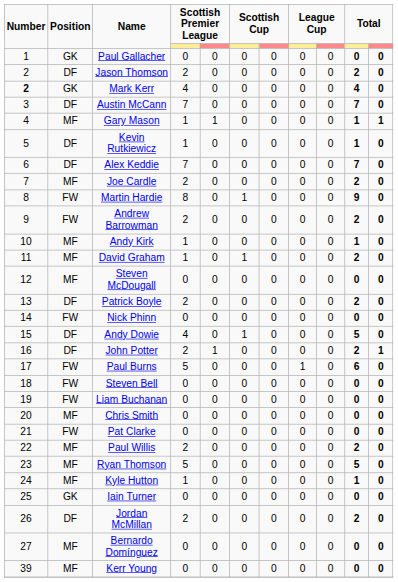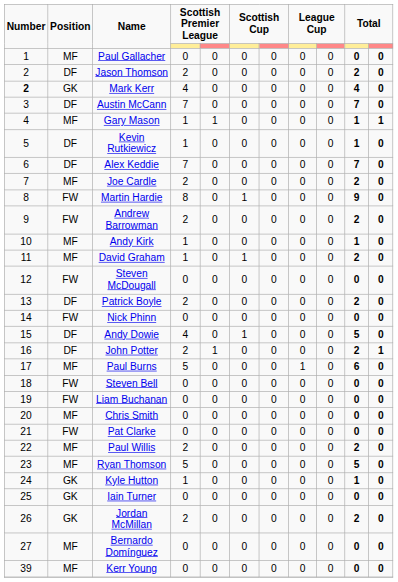(70, 56) GK -> (70, 56) MF
(70, 280) MF -> (70, 280) FW
(70, 367) FW -> (70, 367) MF
(70, 480) MF -> (70, 480) GK
(70, 519) DF -> (70, 519) GK
